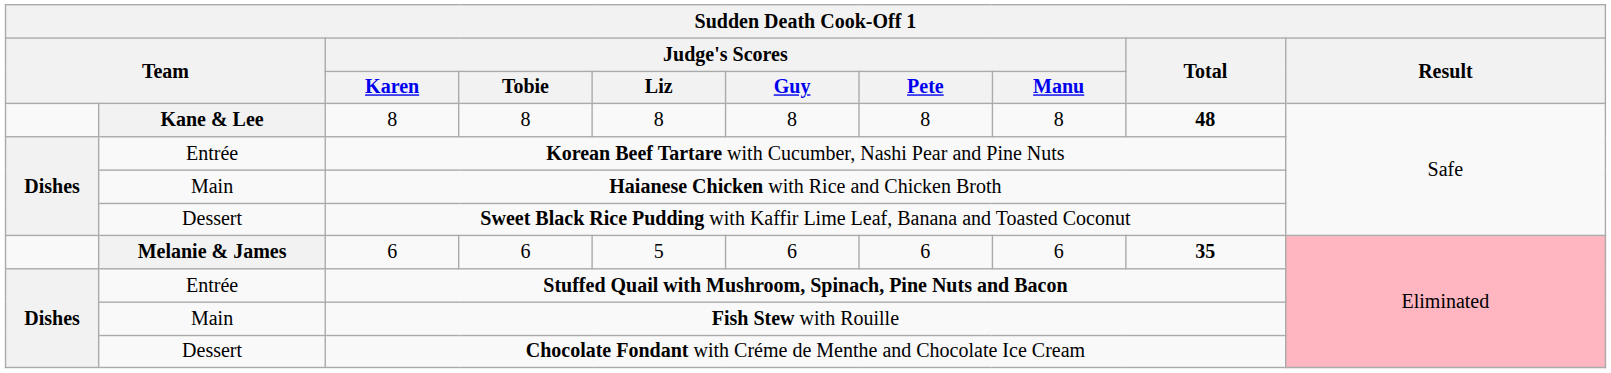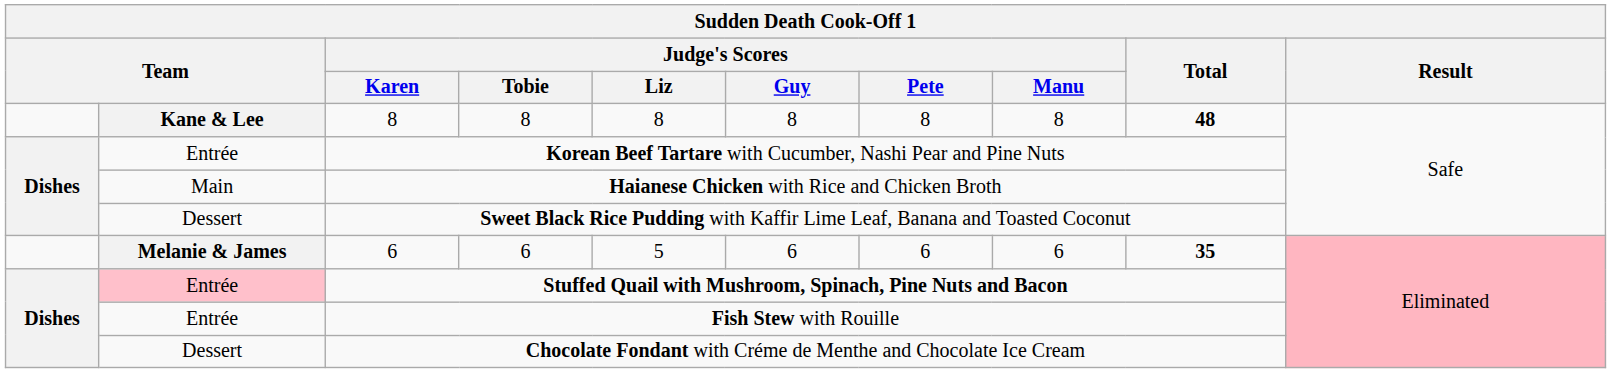(212, 285) no background -> (212, 285) pink background
(212, 318) Main -> (212, 318) Entrée
